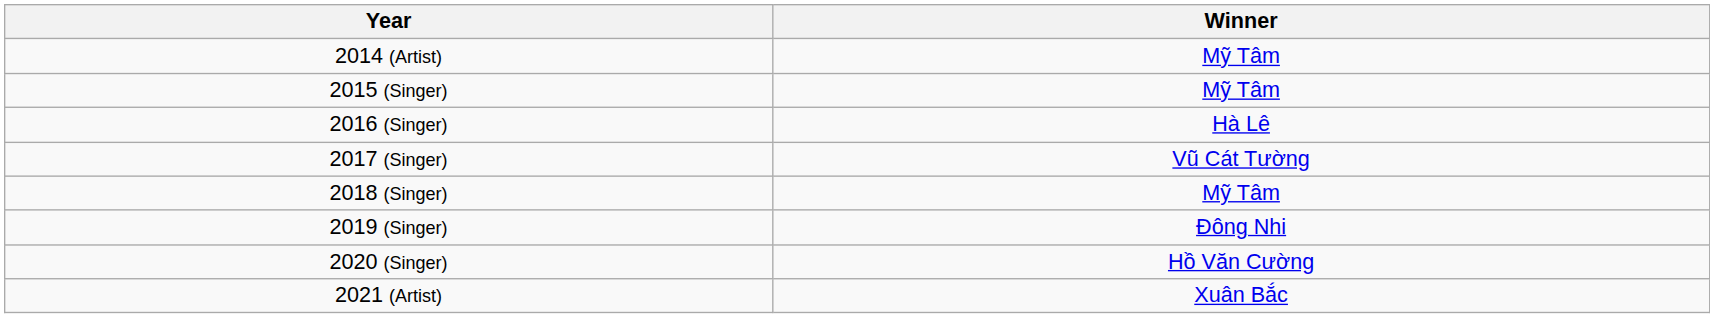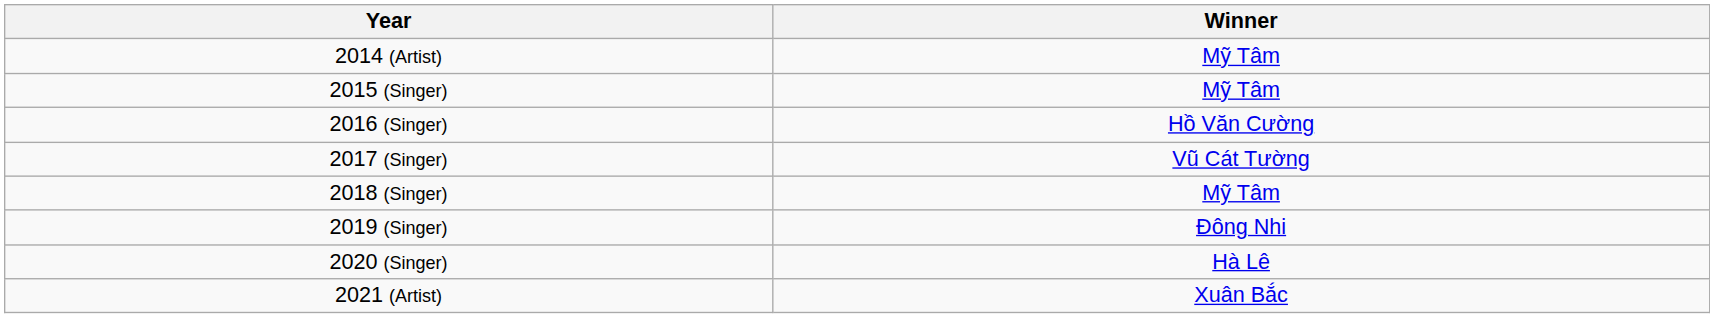(1241, 124) Hà Lê -> (1241, 124) Hồ Văn Cường
(1241, 261) Hồ Văn Cường -> (1241, 261) Hà Lê
